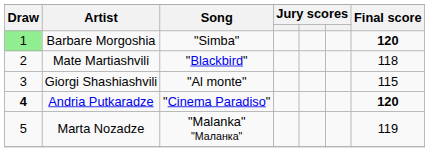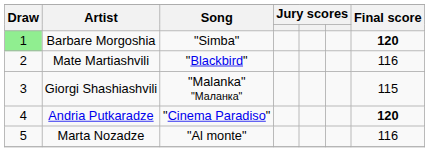(388, 61) 118 -> (388, 61) 116
(217, 81) "Al monte" -> (217, 88) "Malanka" "Маланка"
(23, 101) bold -> (23, 116) normal
(217, 129) "Malanka" "Маланка" -> (217, 136) "Al monte"
(388, 129) 119 -> (388, 136) 116
